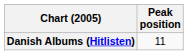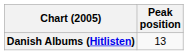(160, 41) 11 -> (160, 41) 13
